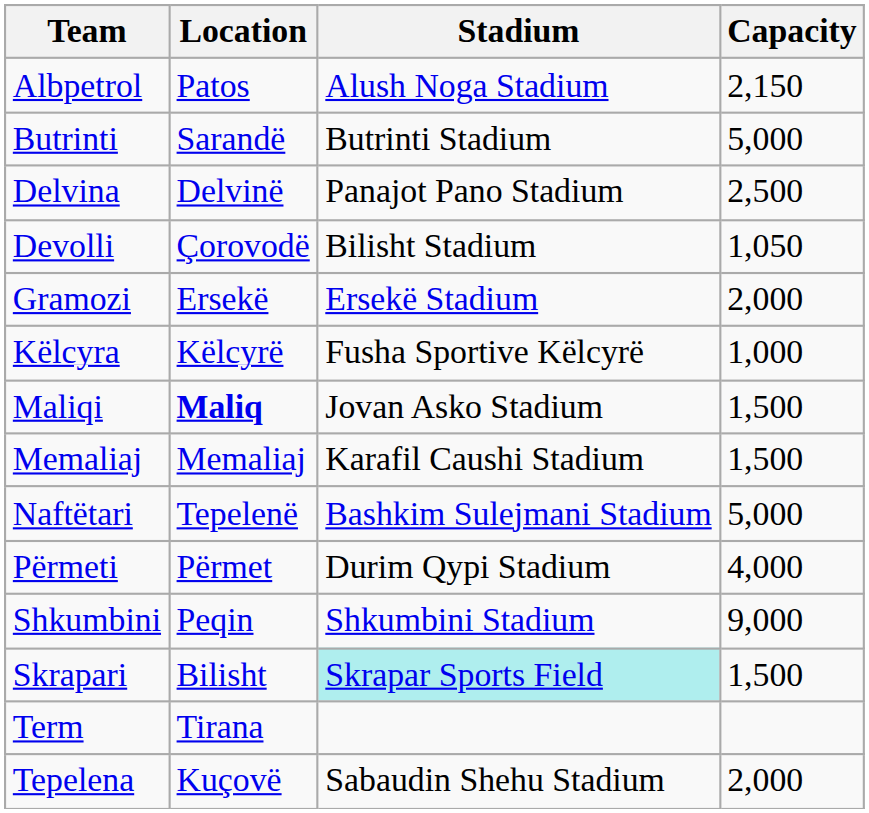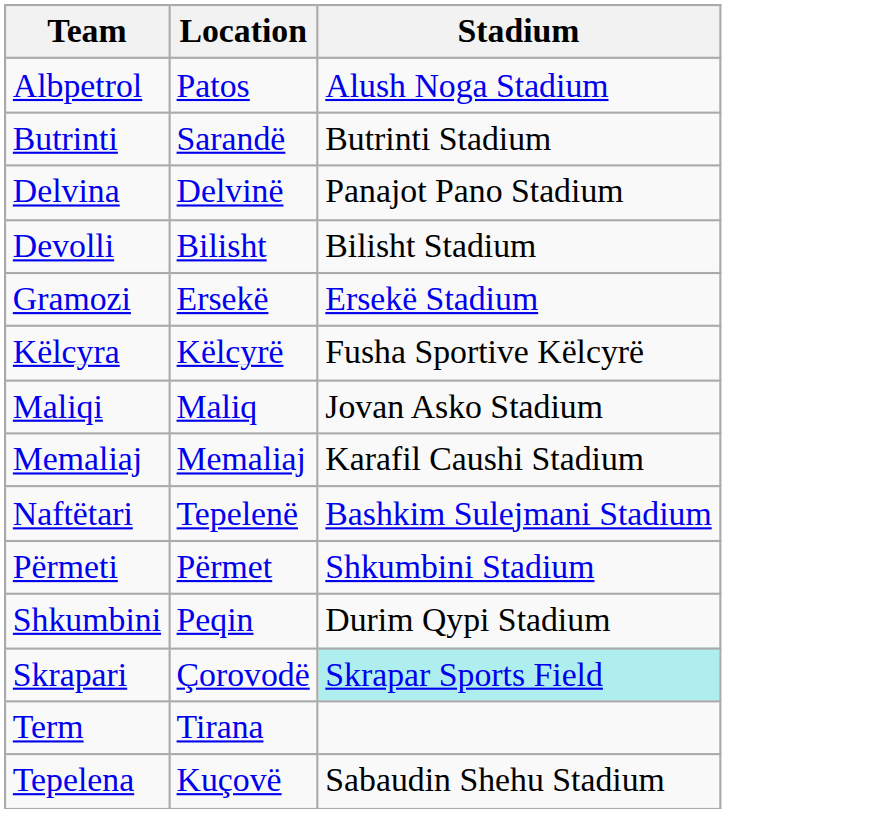- column: (792, 31)
(243, 245) Çorovodë -> (222, 245) Bilisht
(220, 406) bold -> (217, 406) normal
(468, 566) Durim Qypi Stadium -> (460, 566) Shkumbini Stadium
(460, 620) Shkumbini Stadium -> (468, 620) Durim Qypi Stadium
(222, 673) Bilisht -> (243, 673) Çorovodë
